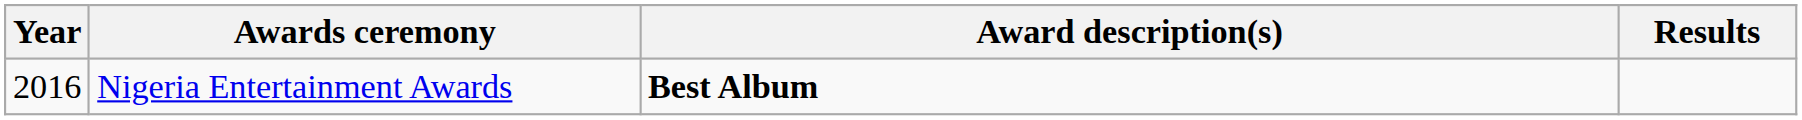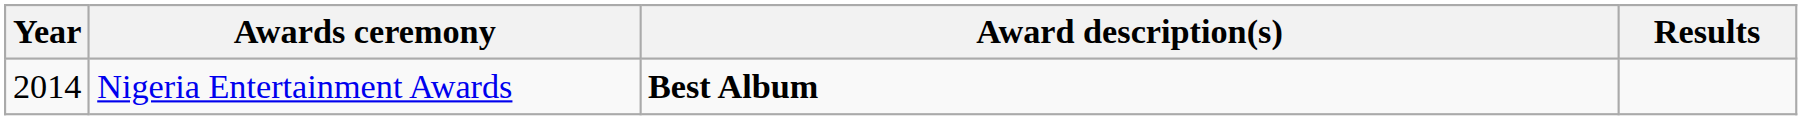(47, 85) 2016 -> (47, 85) 2014
